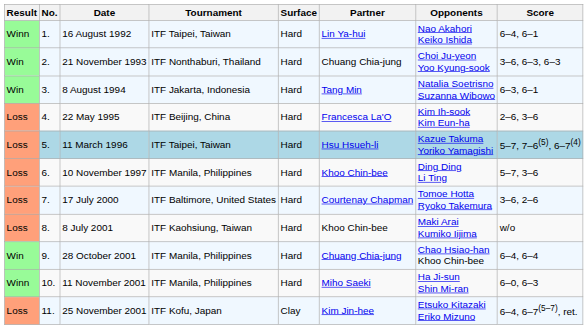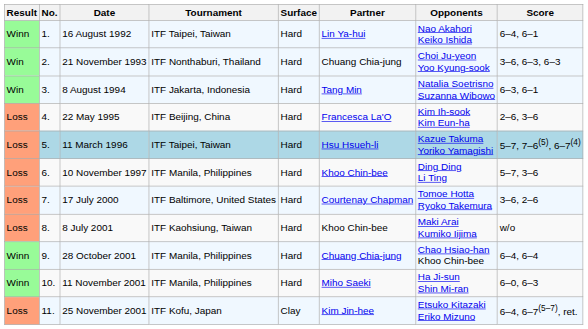(15, 255) Win -> (18, 255) Winn
